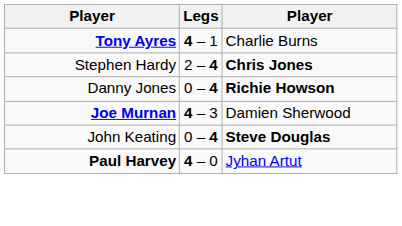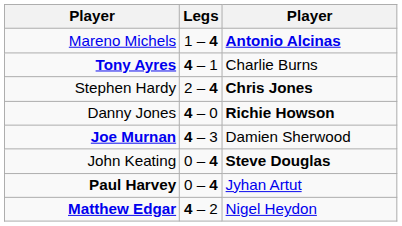+ row: (122, 40)
(201, 88) 0 – 4 -> (201, 112) 4 – 0
(201, 161) 4 – 0 -> (201, 185) 0 – 4
+ row: (122, 209)
